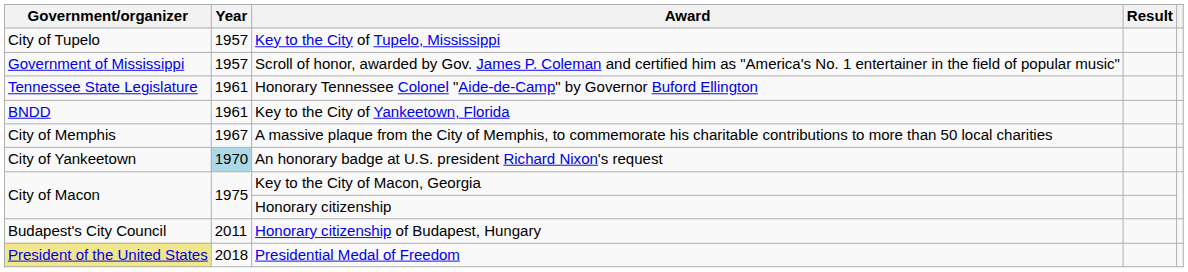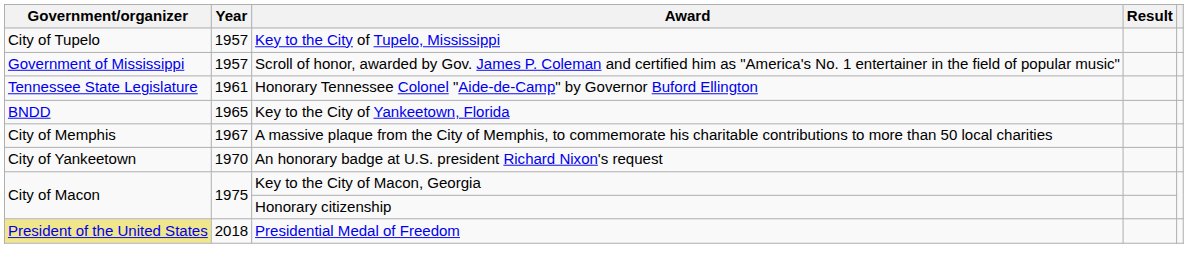(231, 111) 1961 -> (231, 111) 1965
(231, 159) lightblue background -> (231, 159) no background
- row: (398, 231)
